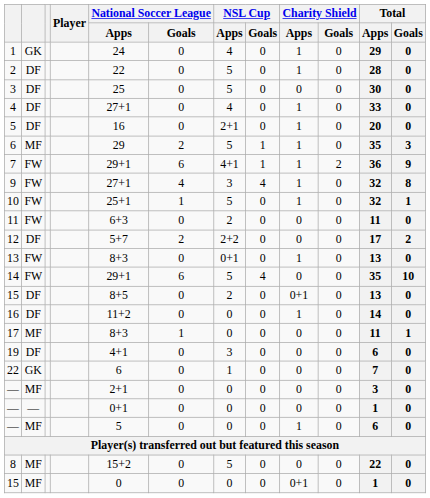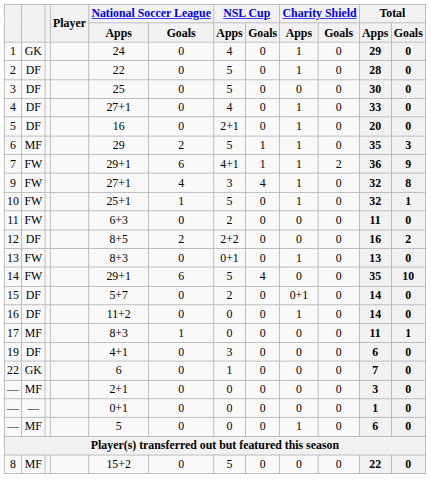(119, 239) 5+7 -> (119, 239) 8+5
(375, 239) 17 -> (375, 239) 16
(119, 295) 8+5 -> (119, 295) 5+7
(375, 295) 13 -> (375, 295) 14
- row: (13, 483)
